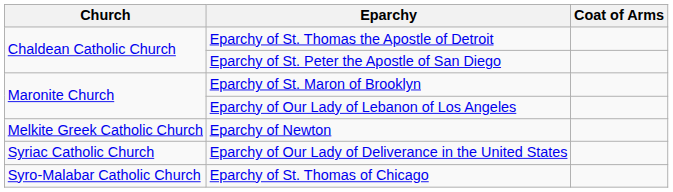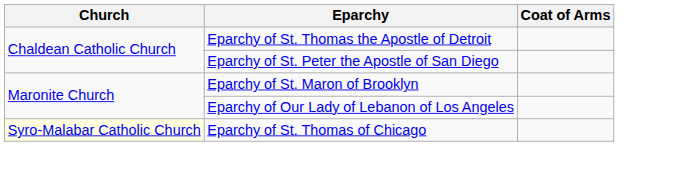- row: (271, 130)
- row: (389, 152)
(104, 175) no background -> (104, 130) lightyellow background
